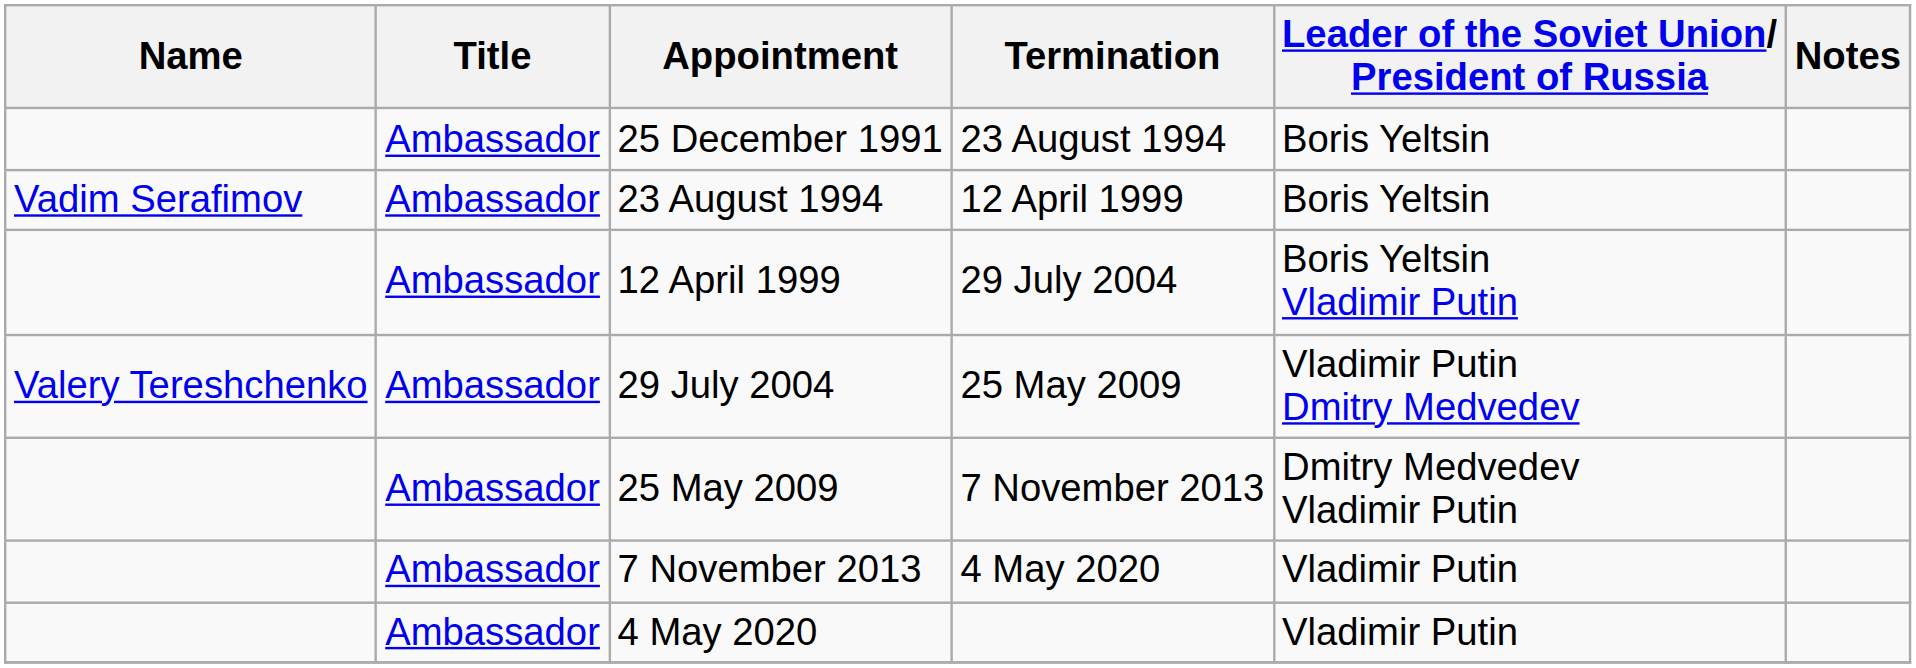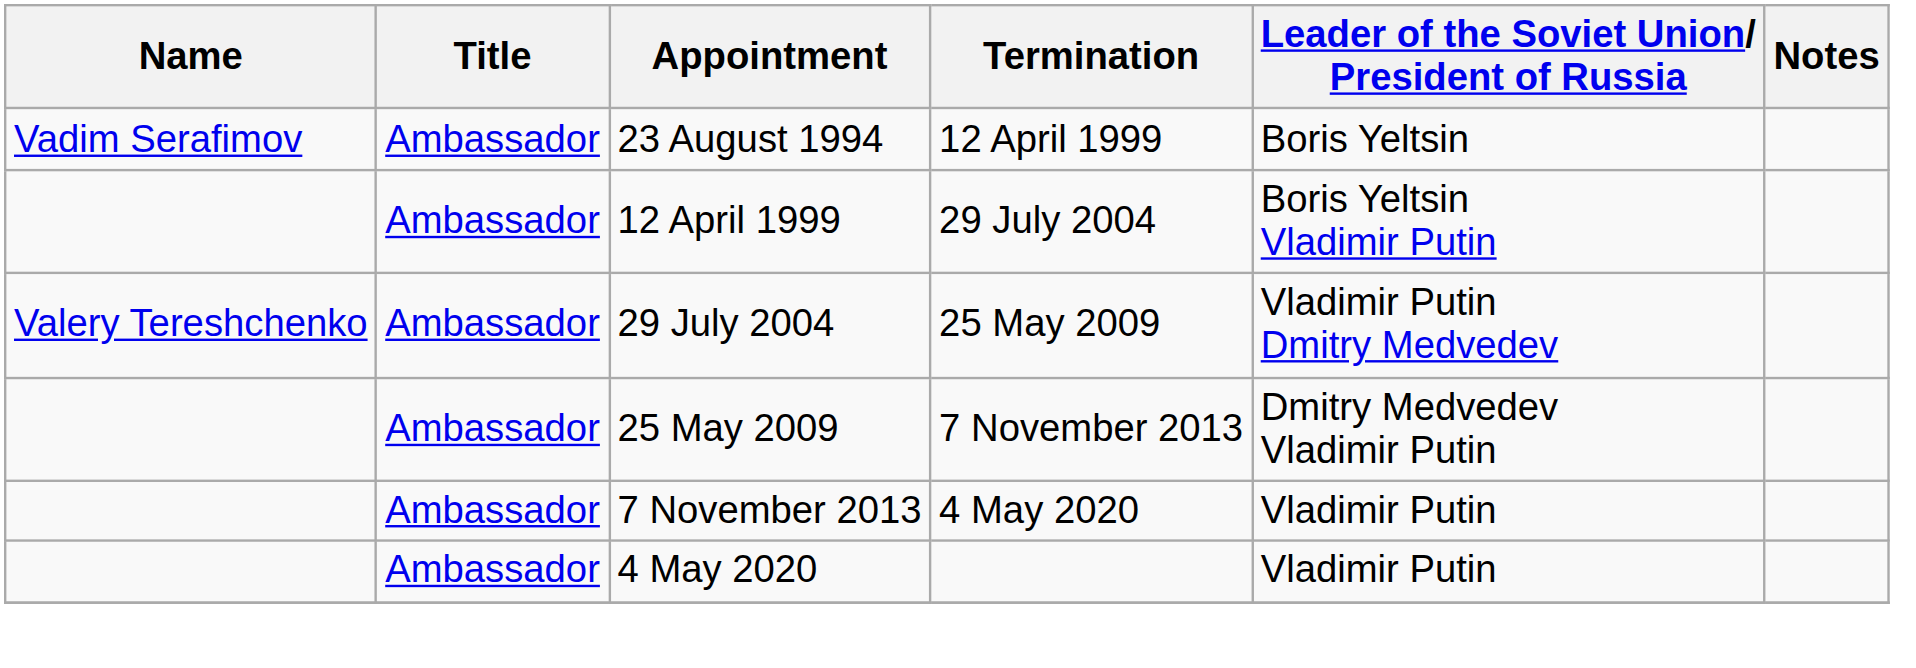- row: (780, 138)
